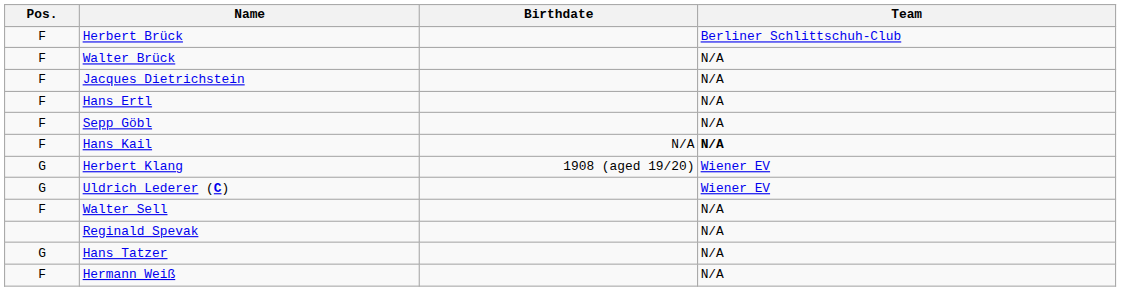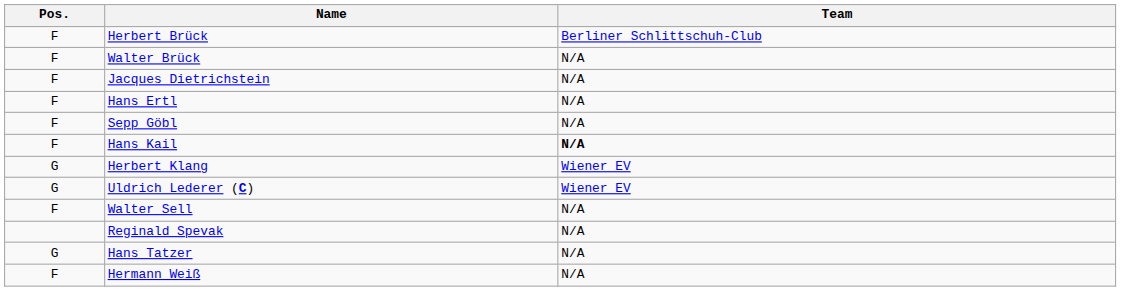- column: (559, 15)
